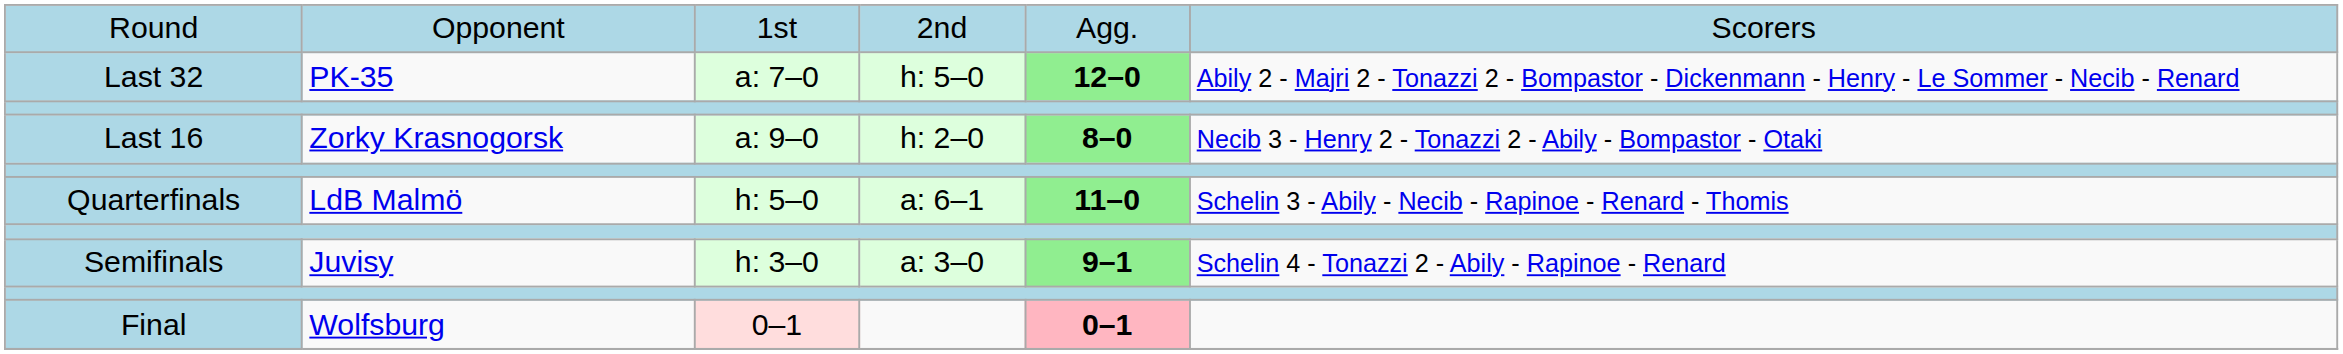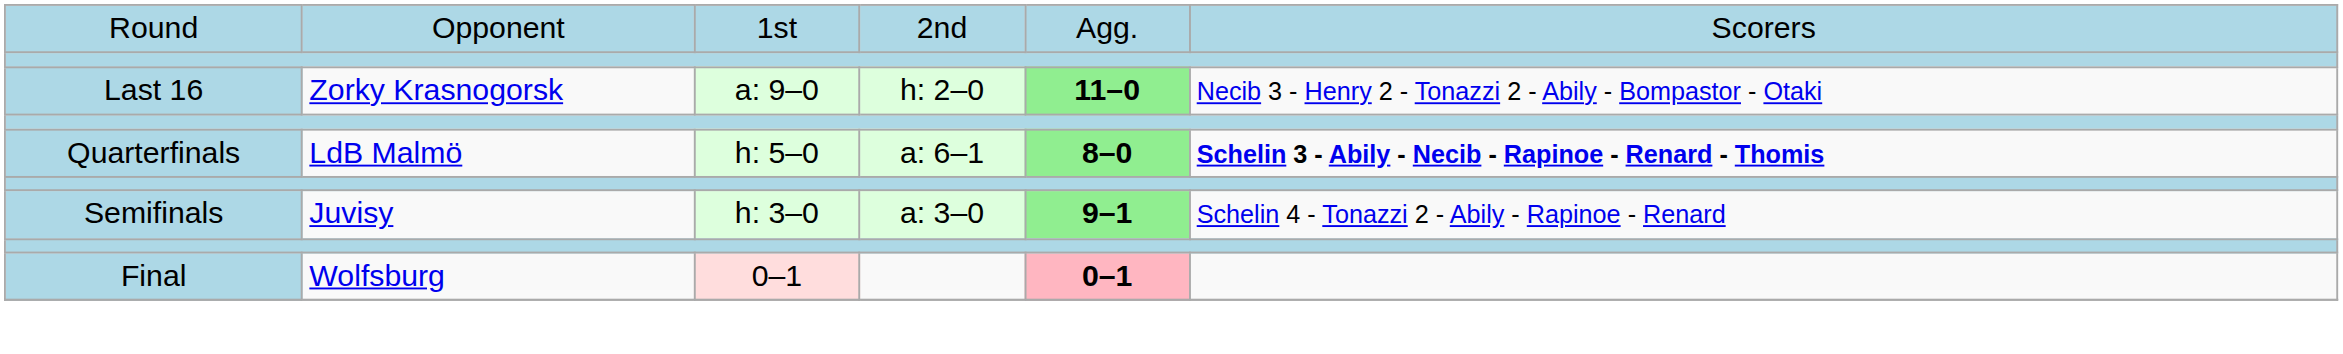- row: (154, 76)
(1107, 138) 8–0 -> (1107, 90) 11–0
(1107, 200) 11–0 -> (1107, 152) 8–0
(1493, 202) normal -> (1511, 152) bold
